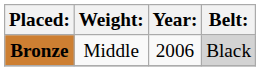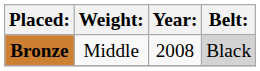(175, 50) 2006 -> (175, 50) 2008
